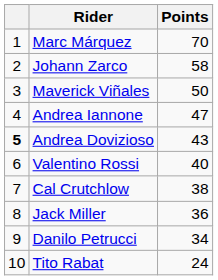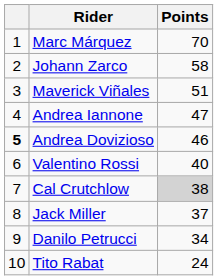(200, 91) 50 -> (200, 91) 51
(200, 140) 43 -> (200, 140) 46
(200, 189) no background -> (200, 189) lightgrey background
(200, 213) 36 -> (200, 213) 37
